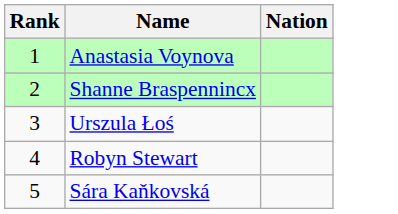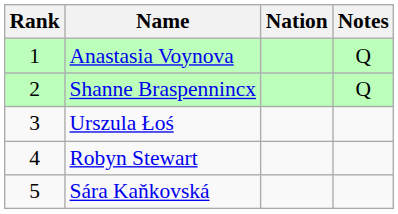+ column: (363, 21)
